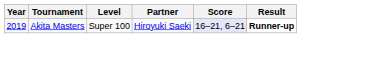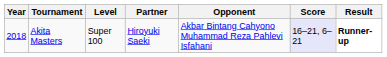+ column: (234, 12)
(16, 26) 2019 -> (16, 36) 2018
